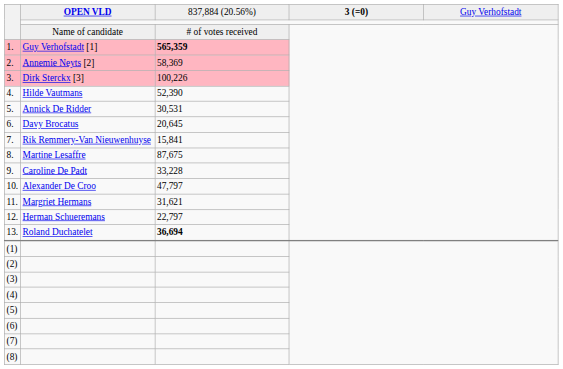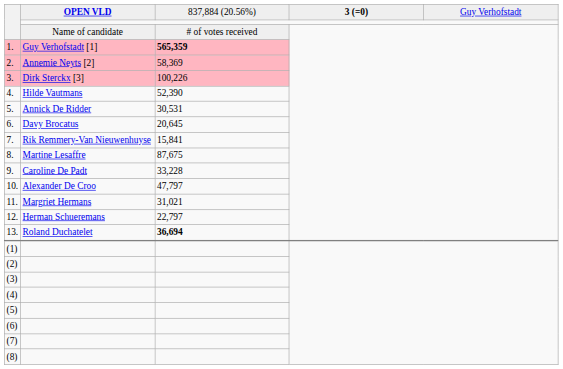(170, 202) 31,621 -> (170, 202) 31,021
